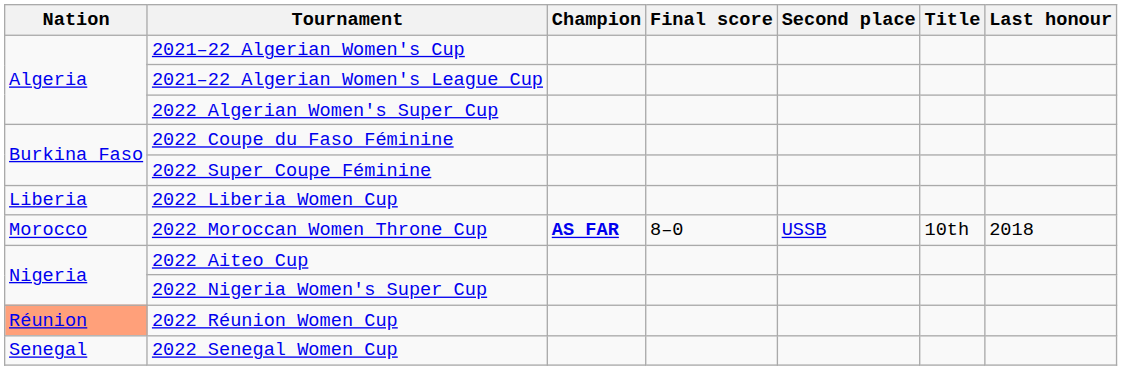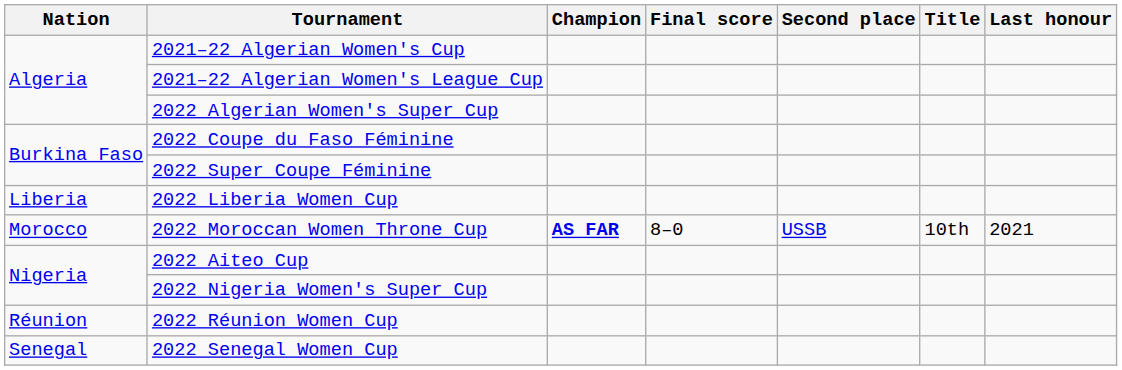(1012, 230) 2018 -> (1012, 230) 2021
(48, 320) lightsalmon background -> (48, 320) no background
